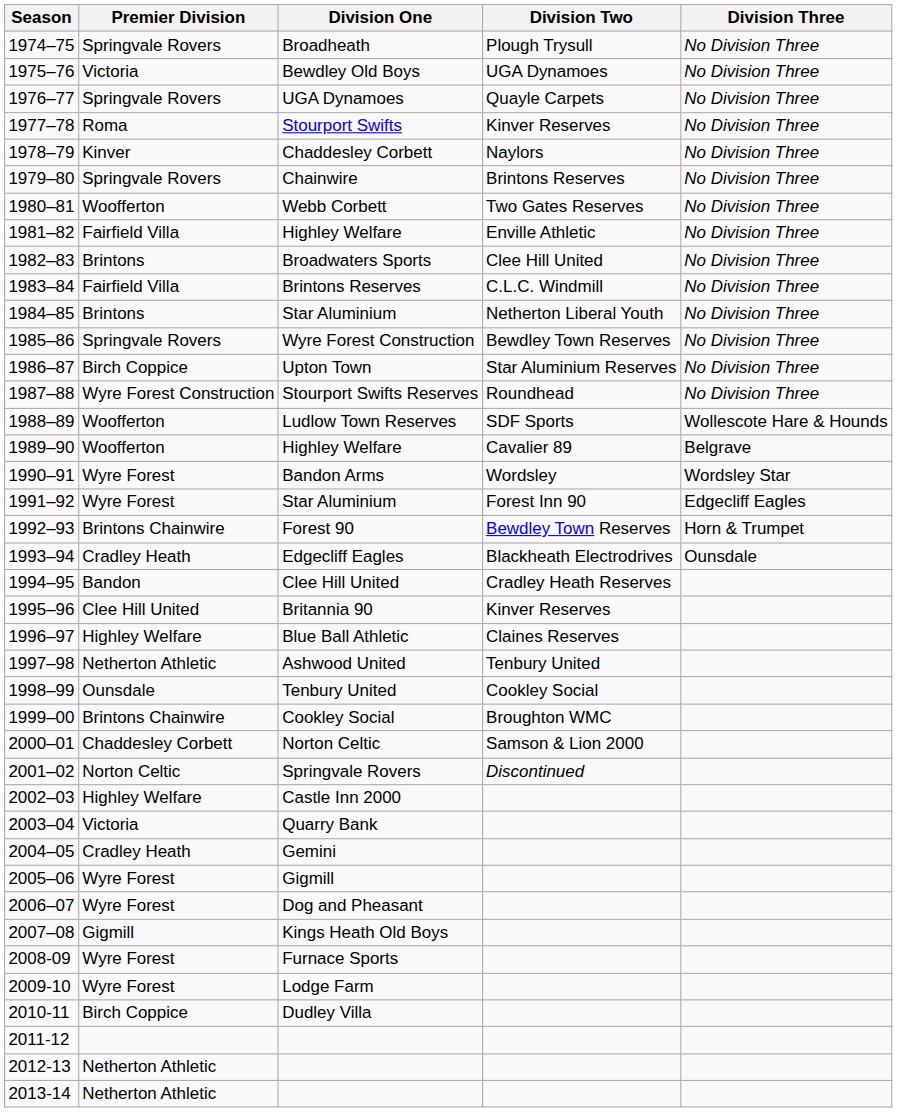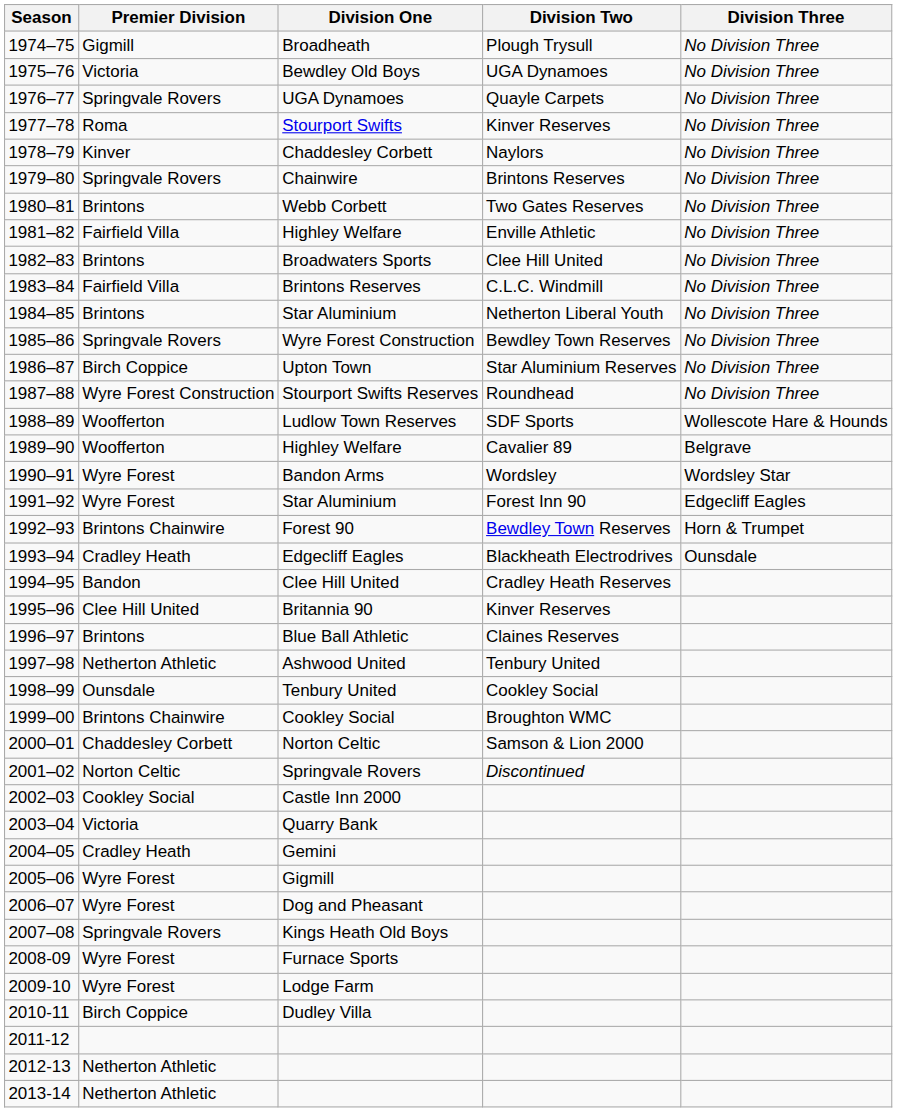(152, 44) Springvale Rovers -> (108, 44) Gigmill
(123, 206) Woofferton -> (113, 206) Brintons
(142, 636) Highley Welfare -> (113, 636) Brintons
(142, 797) Highley Welfare -> (138, 797) Cookley Social
(108, 932) Gigmill -> (152, 932) Springvale Rovers
